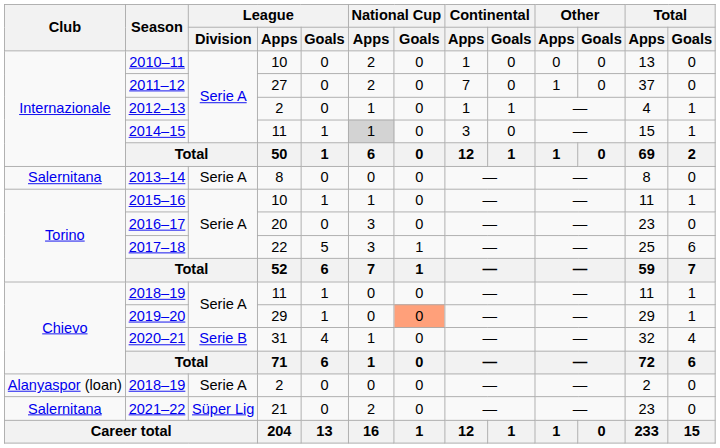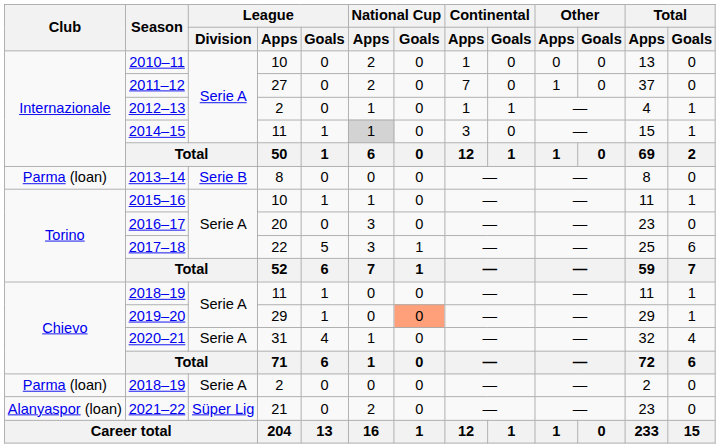(65, 177) Salernitana -> (65, 177) Parma (loan)
(223, 177) Serie A -> (223, 177) Serie B
(223, 339) Serie B -> (223, 339) Serie A
(65, 385) Alanyaspor (loan) -> (65, 385) Parma (loan)
(65, 408) Salernitana -> (65, 408) Alanyaspor (loan)
